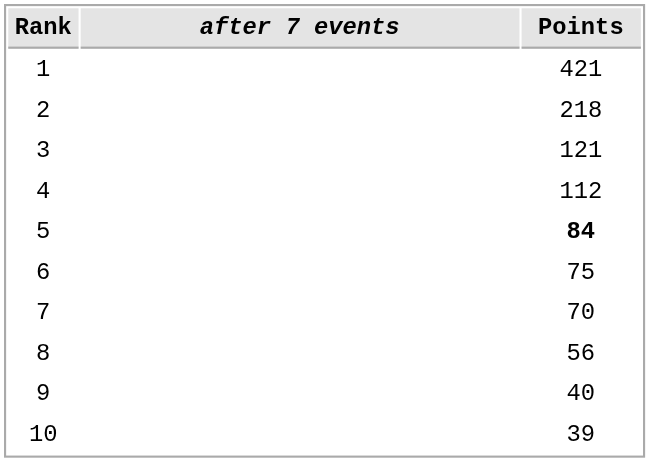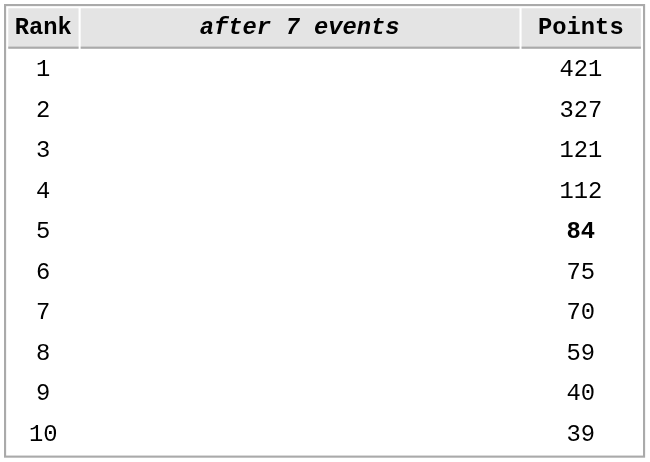(581, 111) 218 -> (581, 111) 327
(581, 353) 56 -> (581, 353) 59
